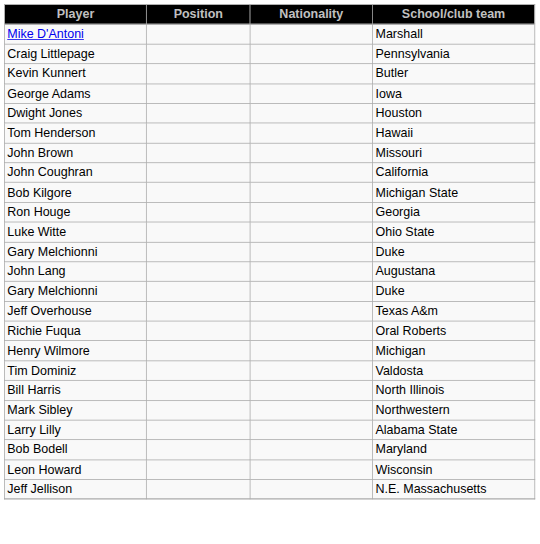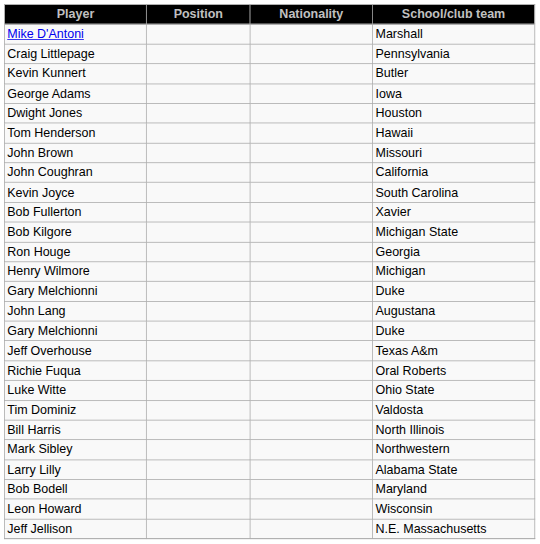+ row: (41, 192)
+ row: (44, 212)
rows swapped: (37, 232) <-> (49, 350)
